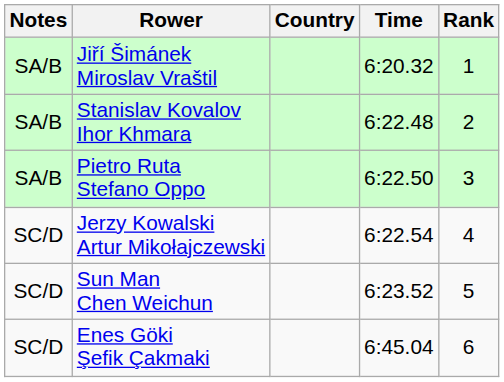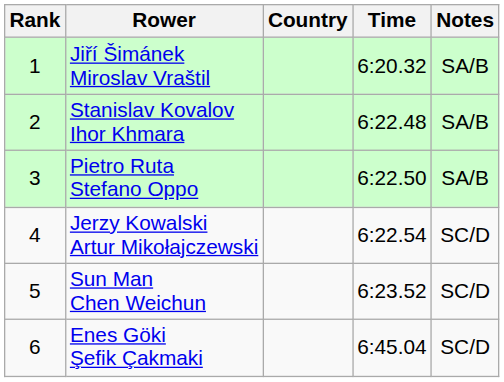columns swapped: (469, 20) <-> (38, 20)
